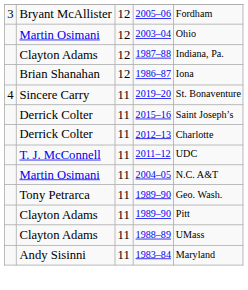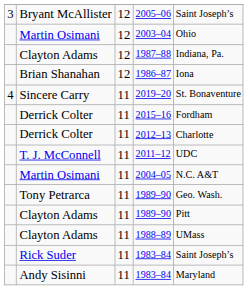(194, 14) Fordham -> (205, 14) Saint Joseph’s
(205, 114) Saint Joseph’s -> (194, 114) Fordham
+ row: (48, 255)
